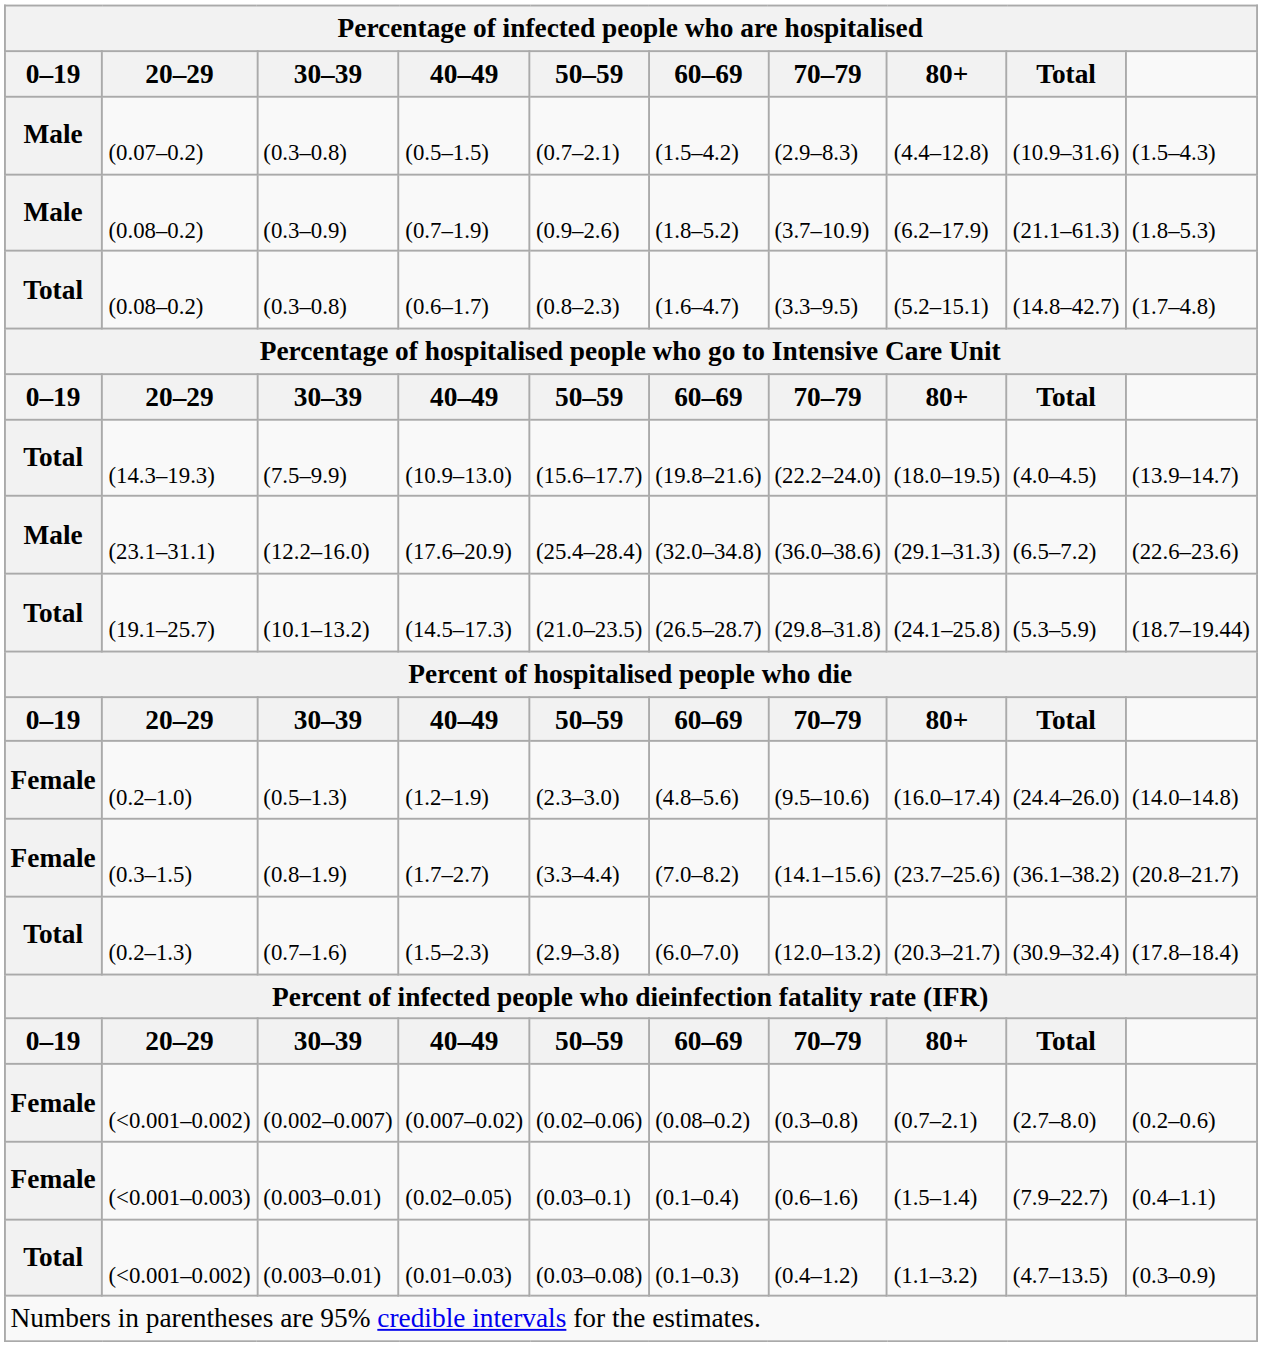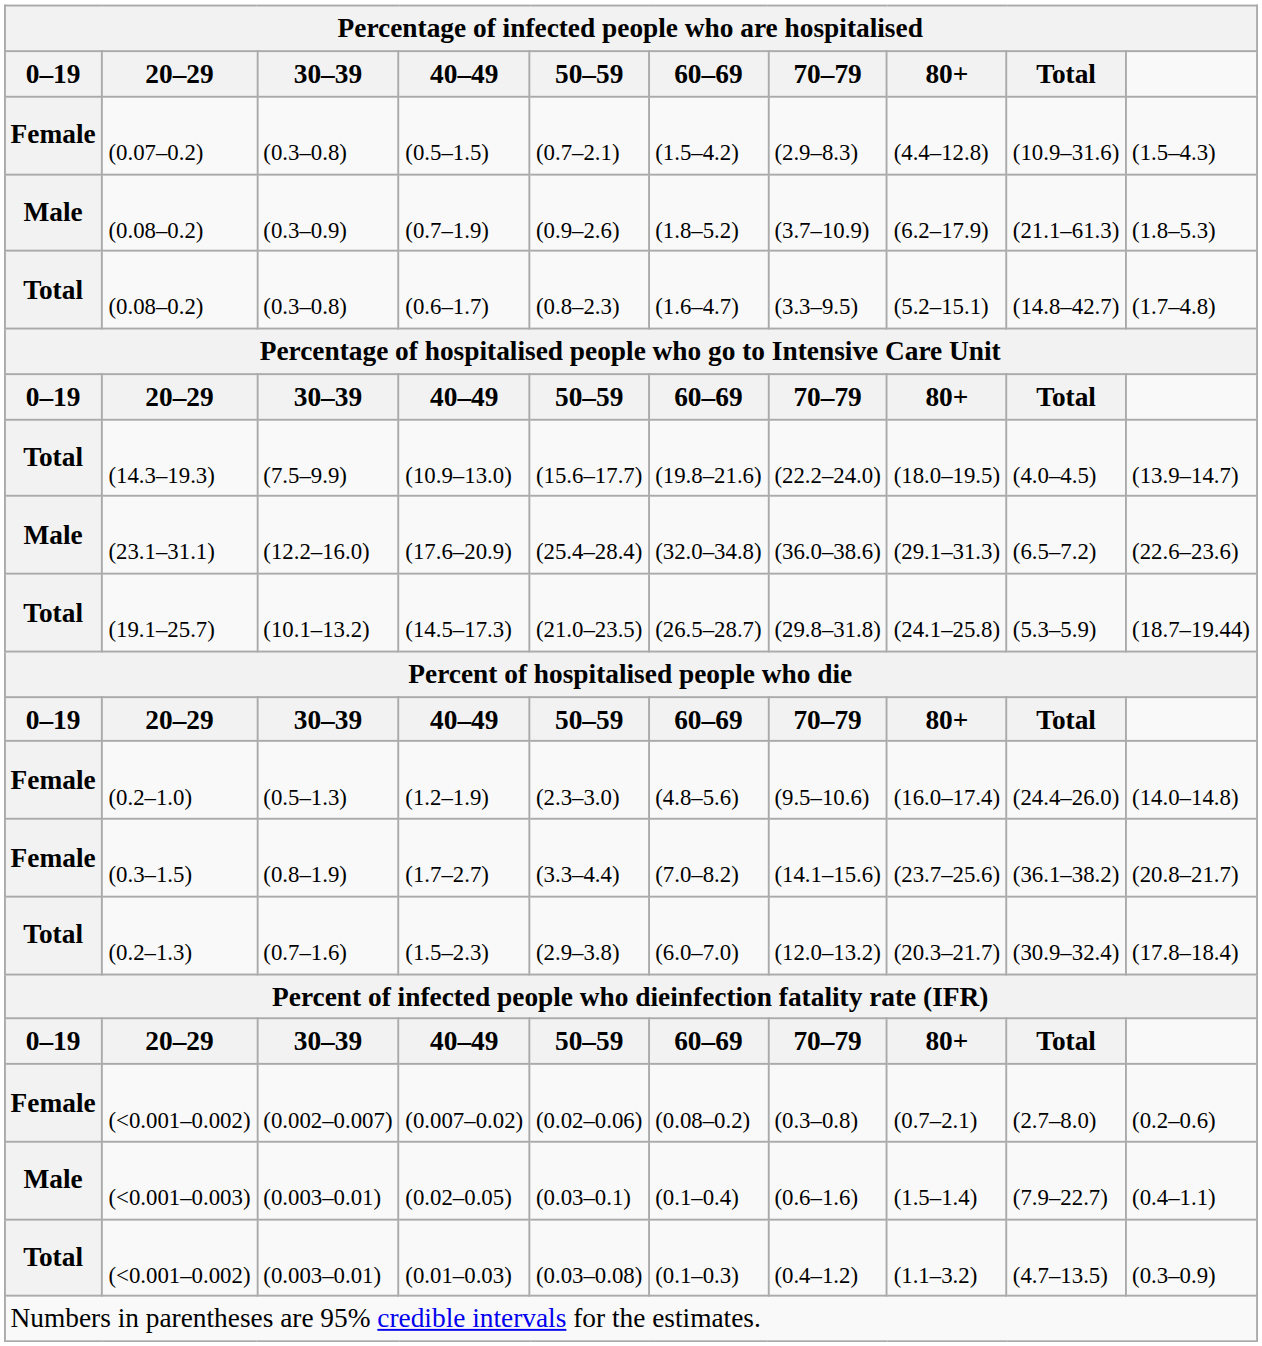(53, 134) Male -> (53, 134) Female
(53, 1179) Female -> (53, 1179) Male
